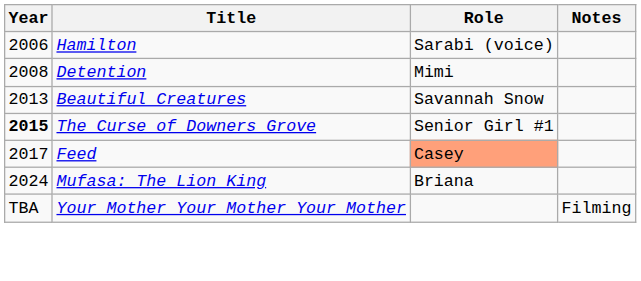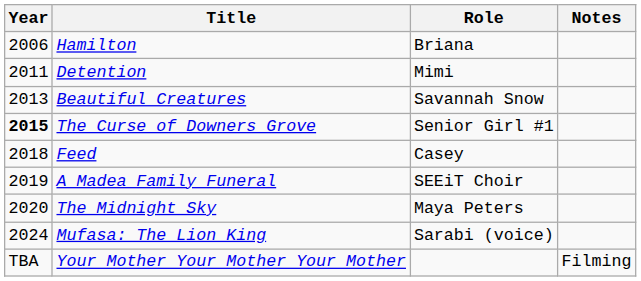(484, 45) Sarabi (voice) -> (444, 45) Briana
(29, 72) 2008 -> (29, 72) 2011
(29, 154) 2017 -> (29, 154) 2018
(439, 154) lightsalmon background -> (439, 154) no background
+ row: (166, 181)
+ row: (136, 208)
(444, 181) Briana -> (484, 235) Sarabi (voice)
